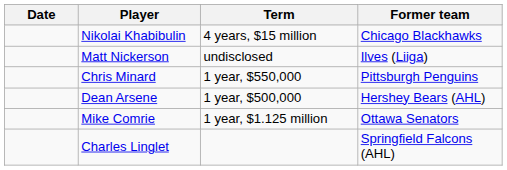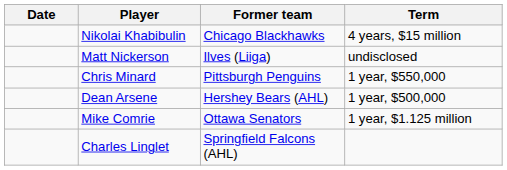columns swapped: (430, 14) <-> (279, 14)
